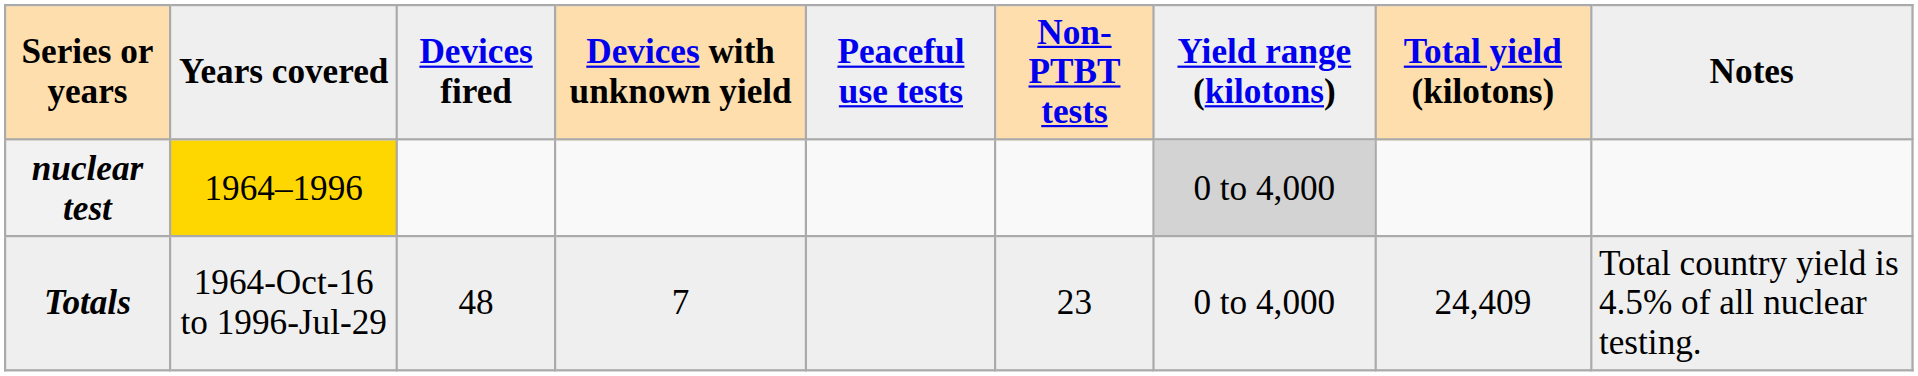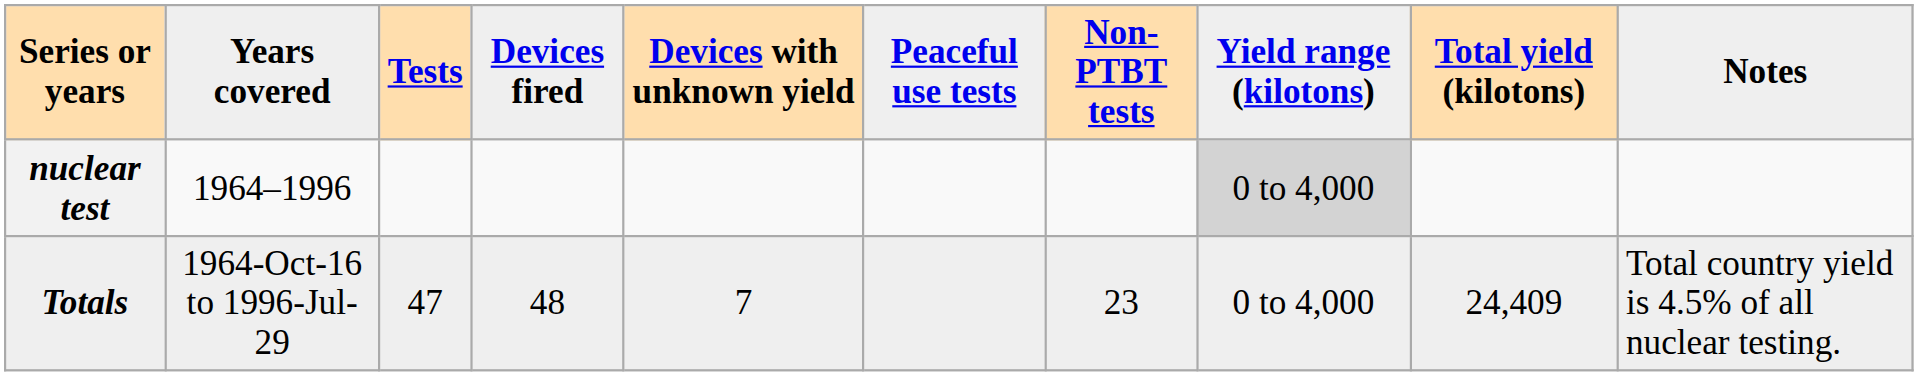+ column: (425, 72)
(284, 187) gold background -> (272, 187) no background
